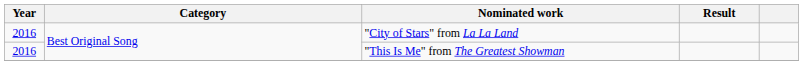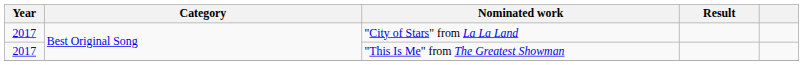(24, 32) 2016 -> (24, 32) 2017
(24, 51) 2016 -> (24, 51) 2017
